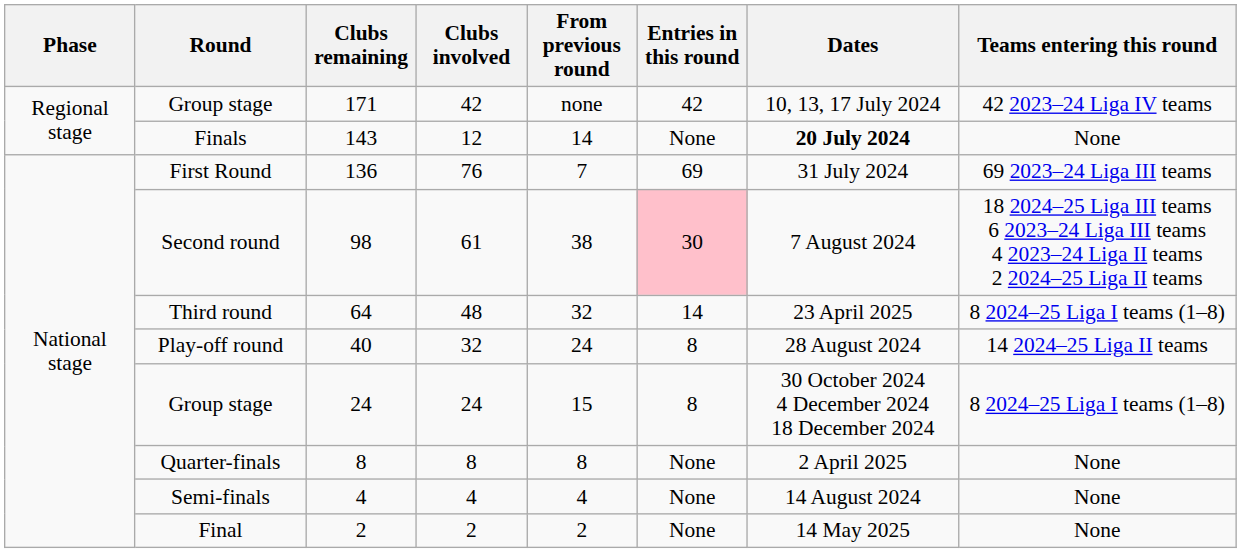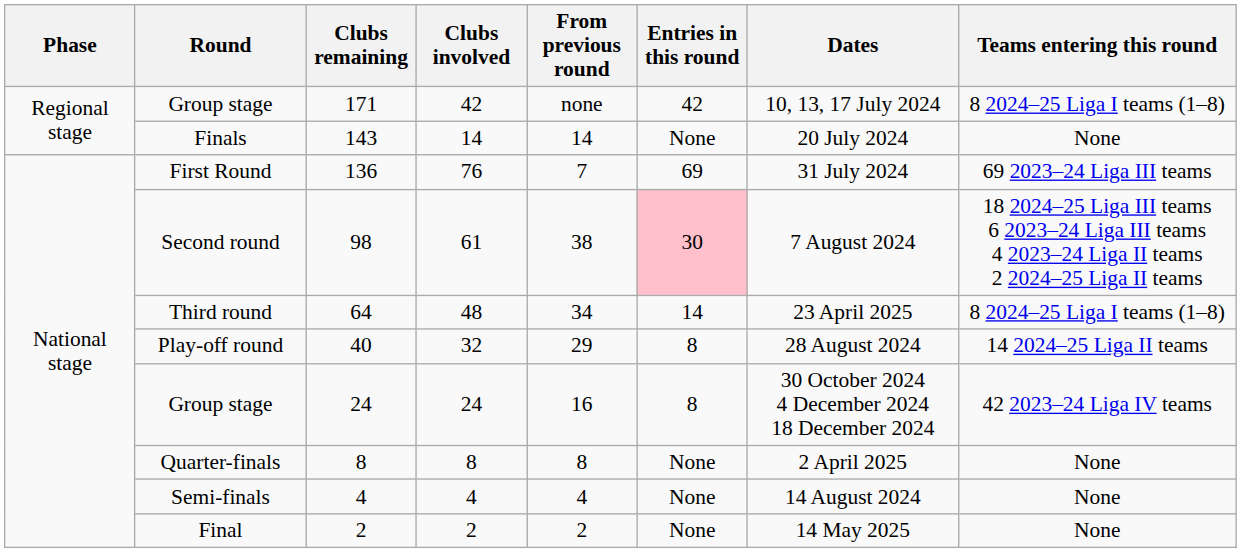(1097, 103) 42 2023–24 Liga IV teams -> (1097, 103) 8 2024–25 Liga I teams (1–8)
(471, 137) 12 -> (471, 137) 14
(853, 137) bold -> (853, 137) normal
(582, 312) 32 -> (582, 312) 34
(582, 346) 24 -> (582, 346) 29
(582, 404) 15 -> (582, 404) 16
(1097, 404) 8 2024–25 Liga I teams (1–8) -> (1097, 404) 42 2023–24 Liga IV teams
